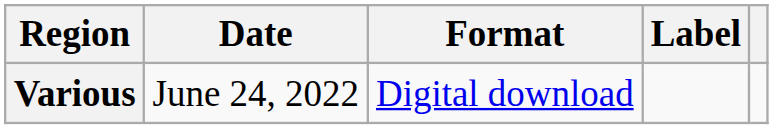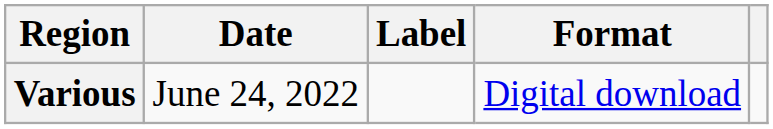columns swapped: (505, 33) <-> (696, 33)
